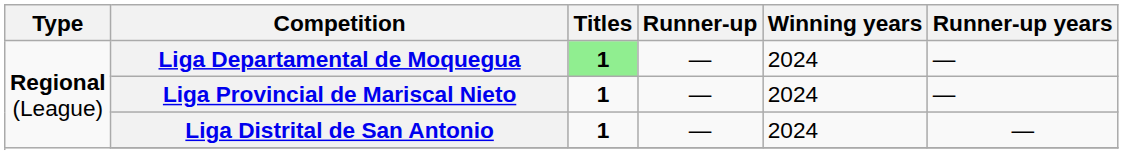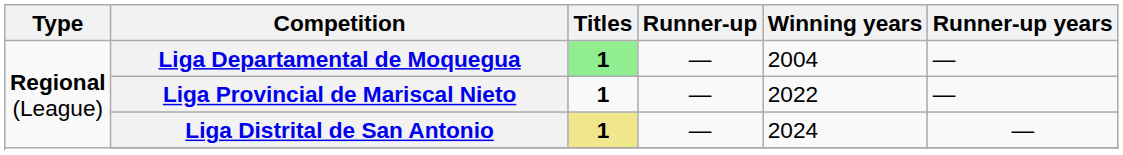(793, 59) 2024 -> (793, 59) 2004
(793, 95) 2024 -> (793, 95) 2022
(603, 130) no background -> (603, 130) khaki background
